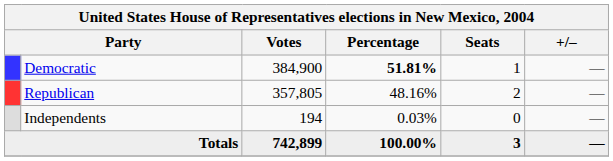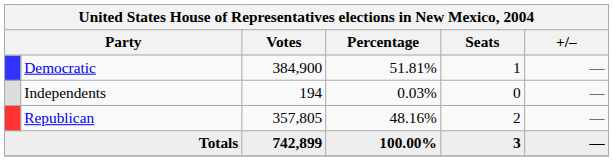(412, 67) bold -> (413, 67) normal
rows swapped: (59, 93) <-> (65, 118)
